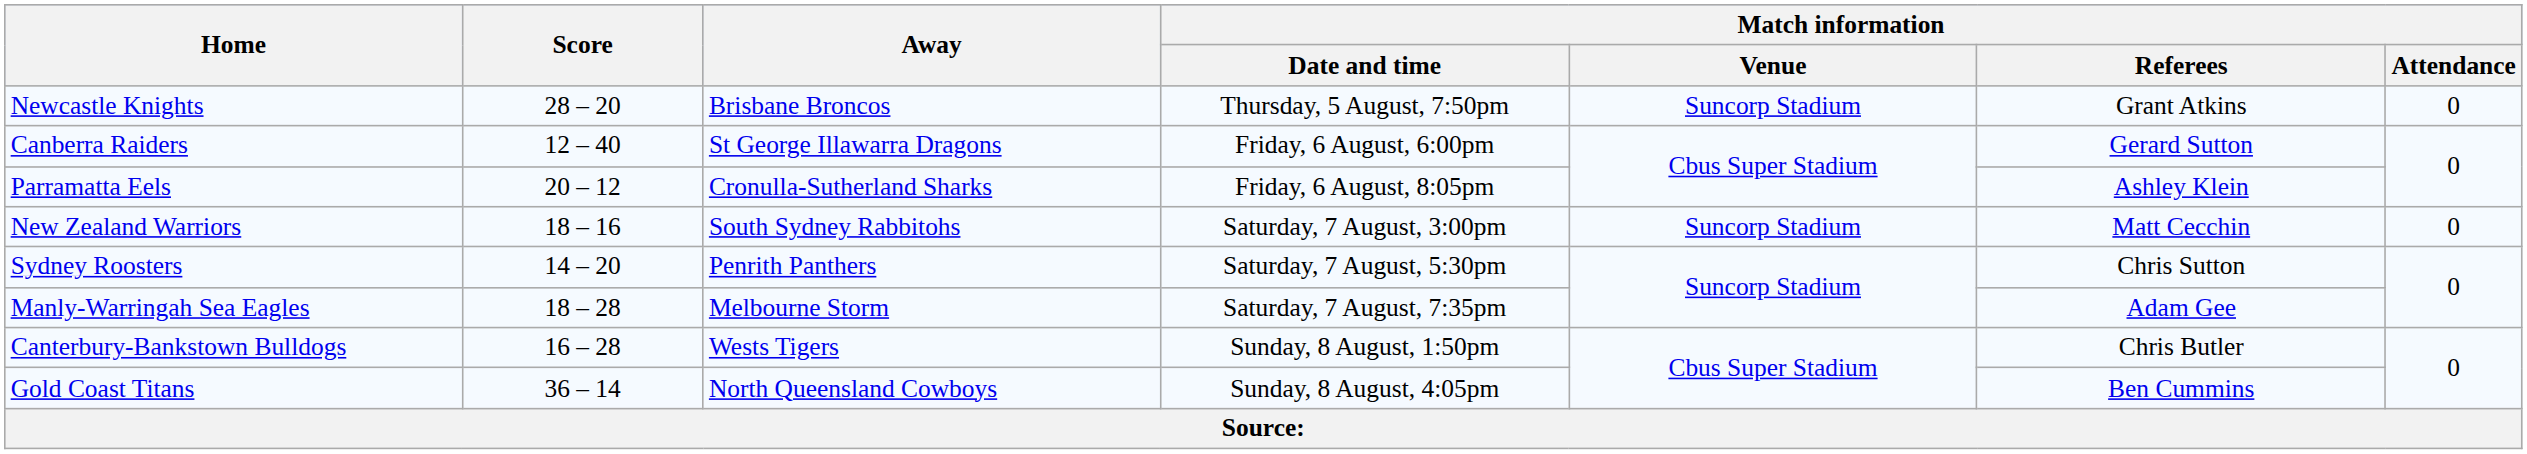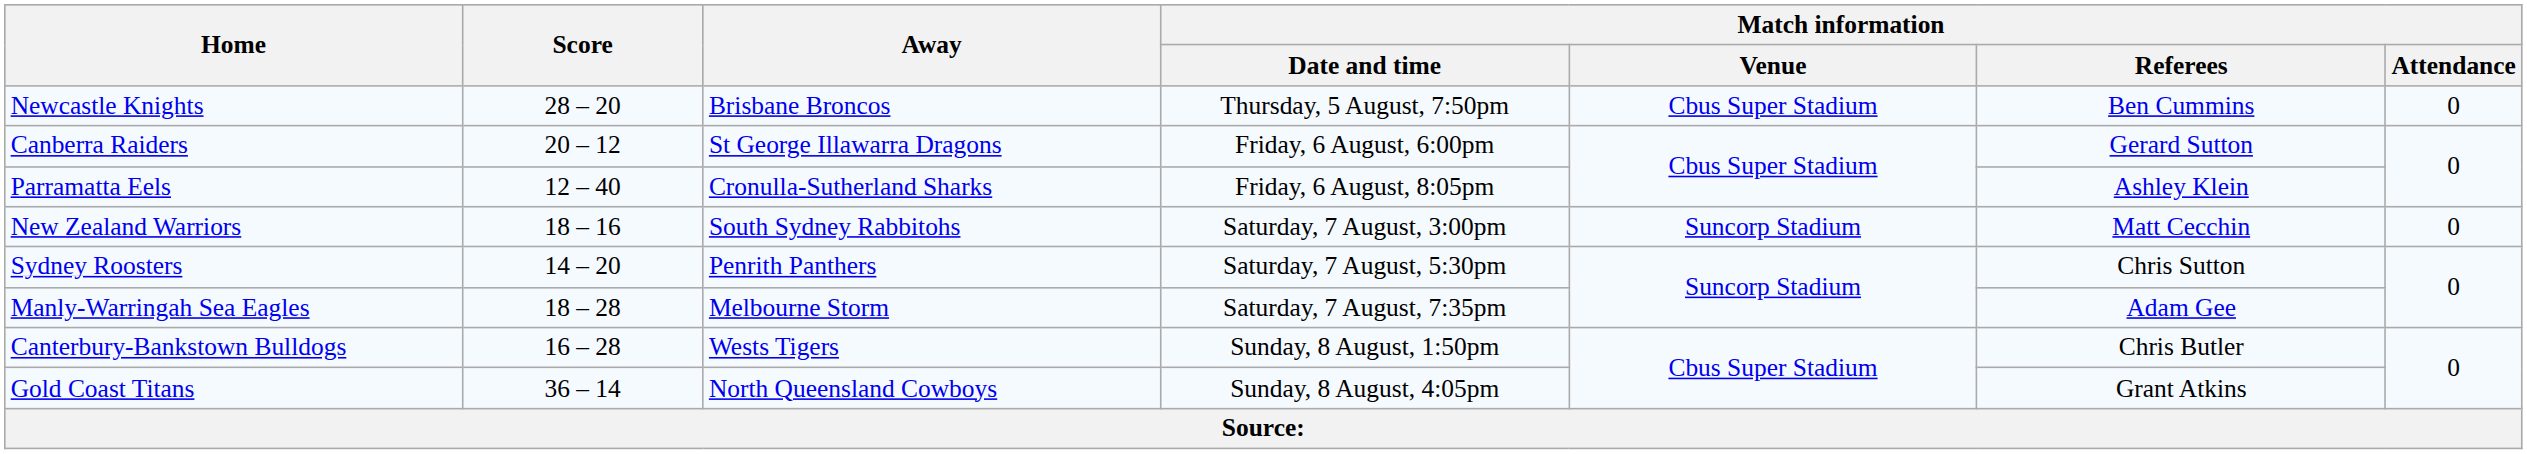(1773, 105) Suncorp Stadium -> (1773, 105) Cbus Super Stadium
(2181, 105) Grant Atkins -> (2181, 105) Ben Cummins
(583, 145) 12 – 40 -> (583, 145) 20 – 12
(583, 186) 20 – 12 -> (583, 186) 12 – 40
(2181, 387) Ben Cummins -> (2181, 387) Grant Atkins
